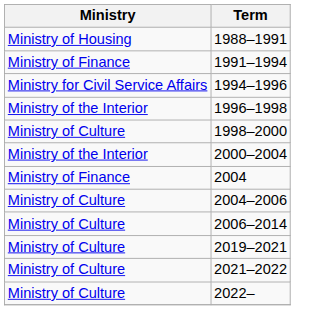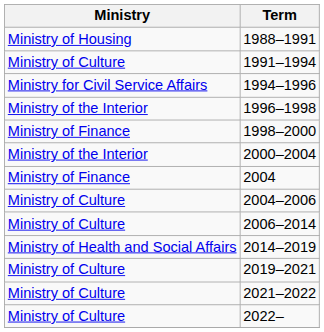(69, 62) Ministry of Finance -> (66, 62) Ministry of Culture
(66, 131) Ministry of Culture -> (69, 131) Ministry of Finance
+ row: (280, 246)
